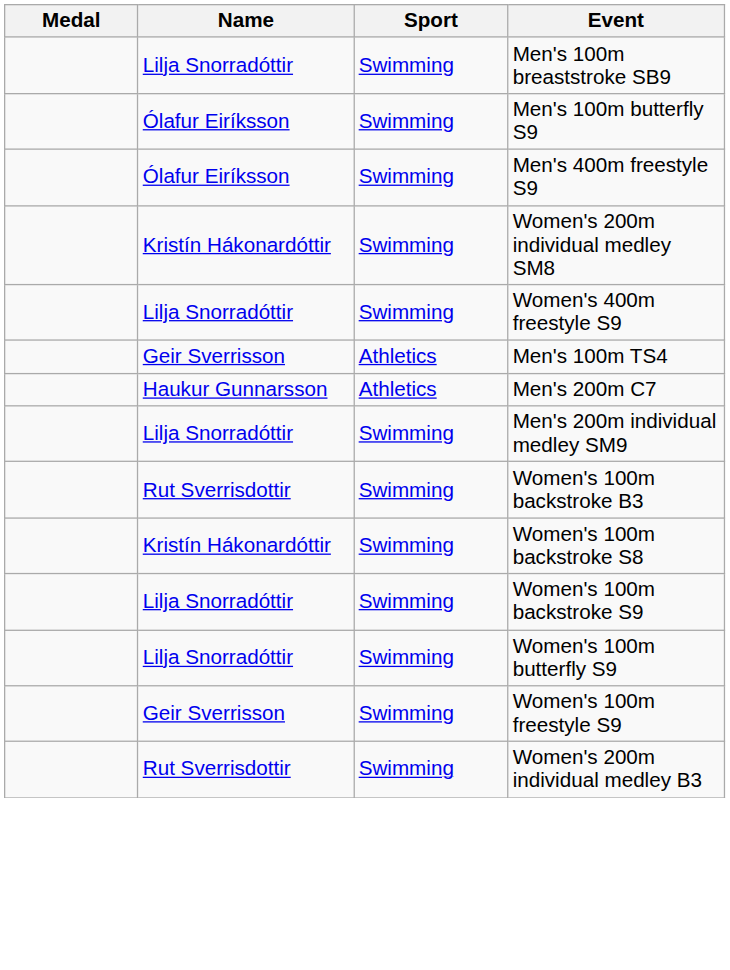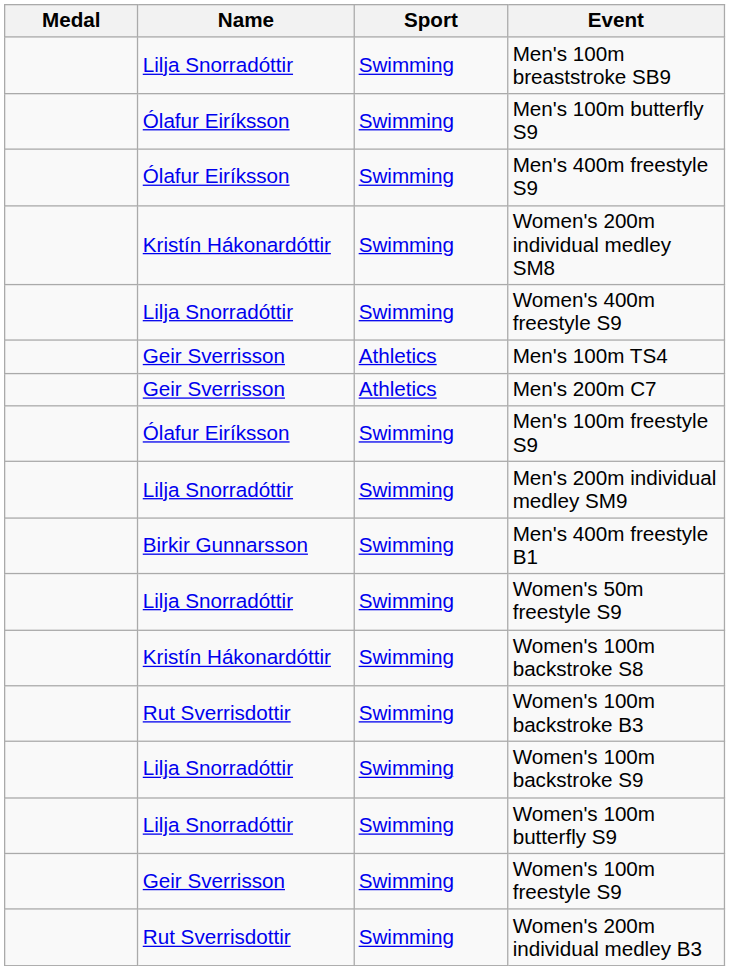(235, 389) Haukur Gunnarsson -> (214, 389) Geir Sverrisson
+ row: (610, 433)
+ row: (610, 545)
+ row: (578, 601)
rows swapped: (584, 489) <-> (584, 545)
